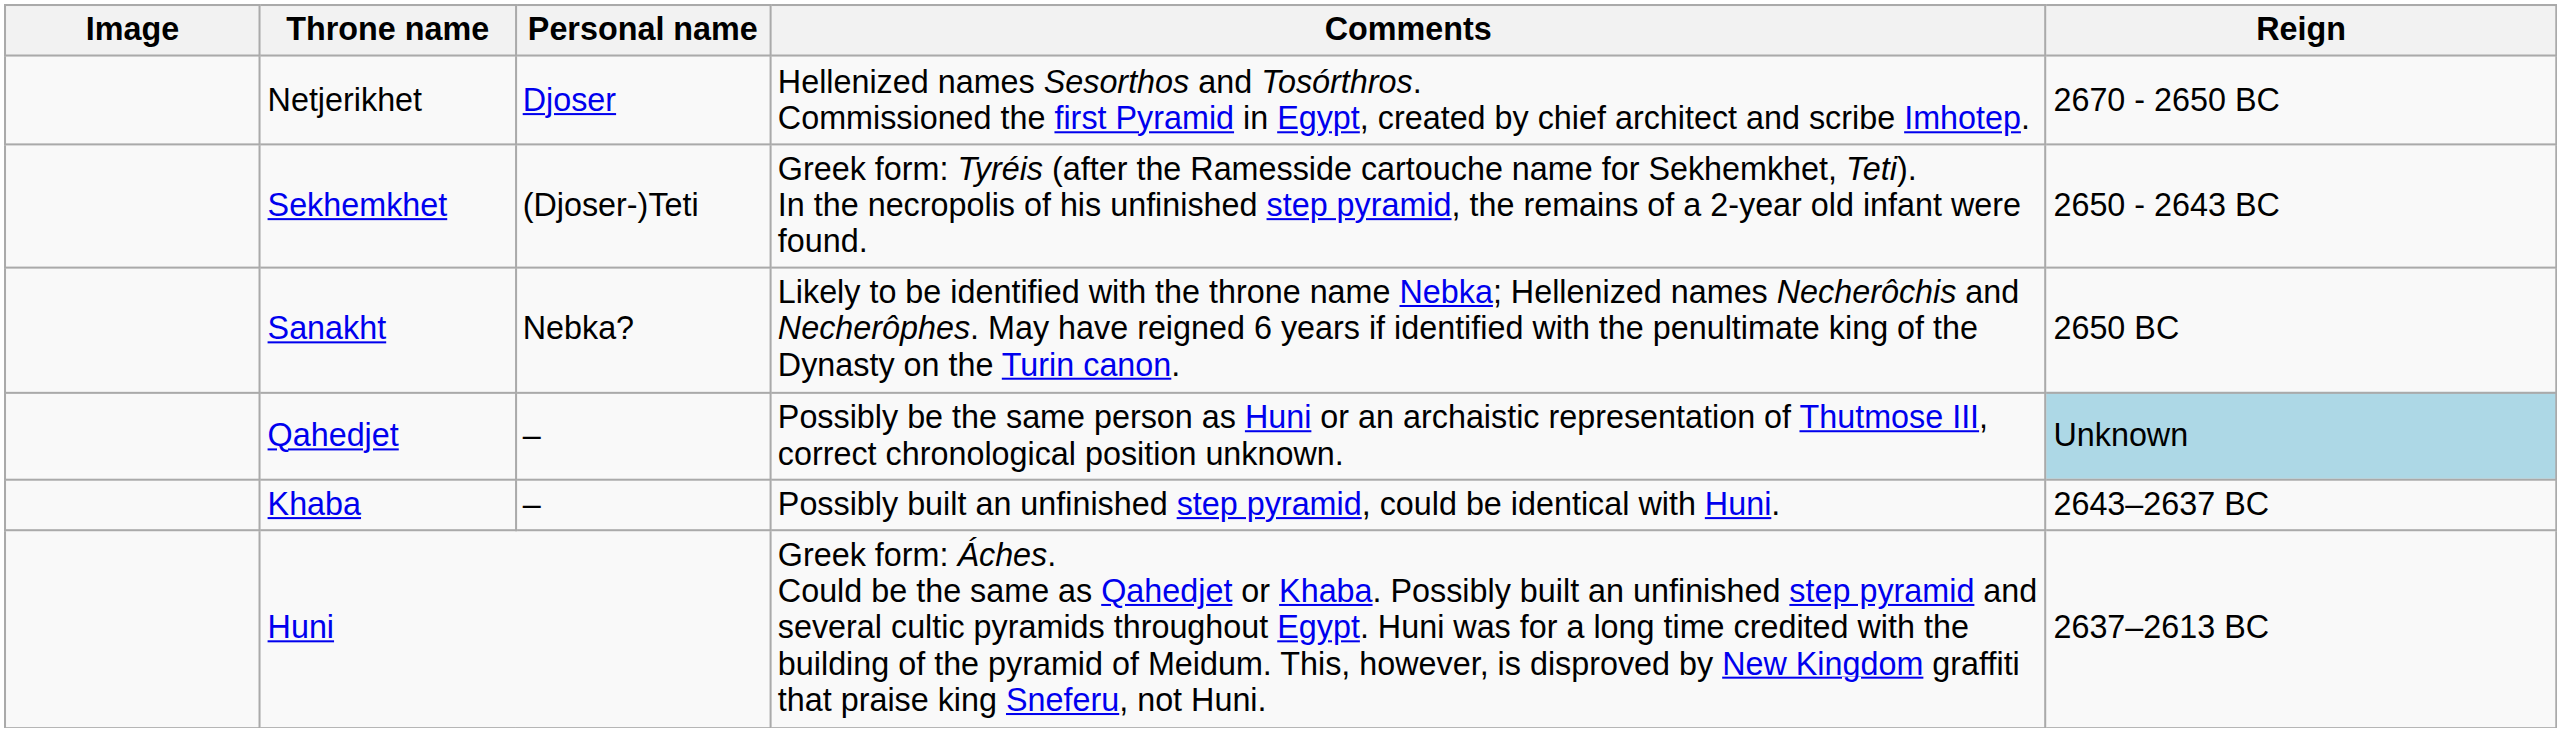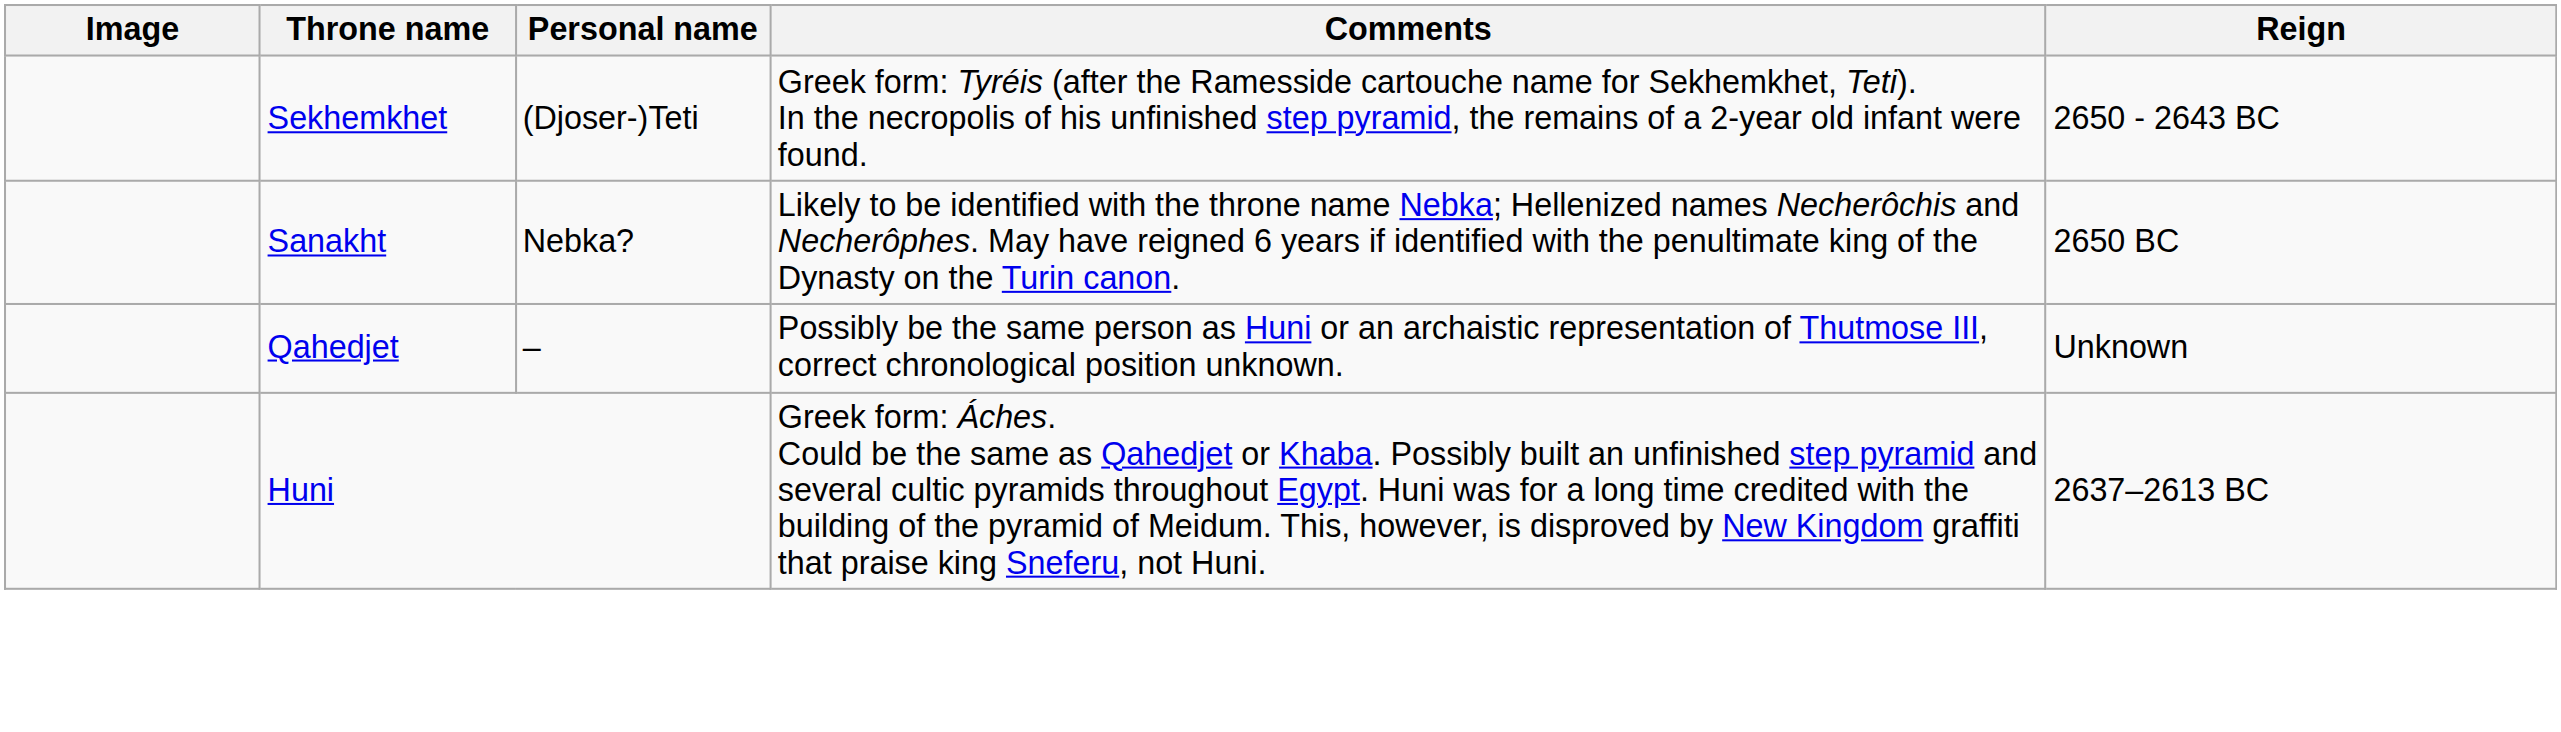- row: (345, 99)
(2121, 435) lightblue background -> (2121, 347) no background
- row: (314, 504)
